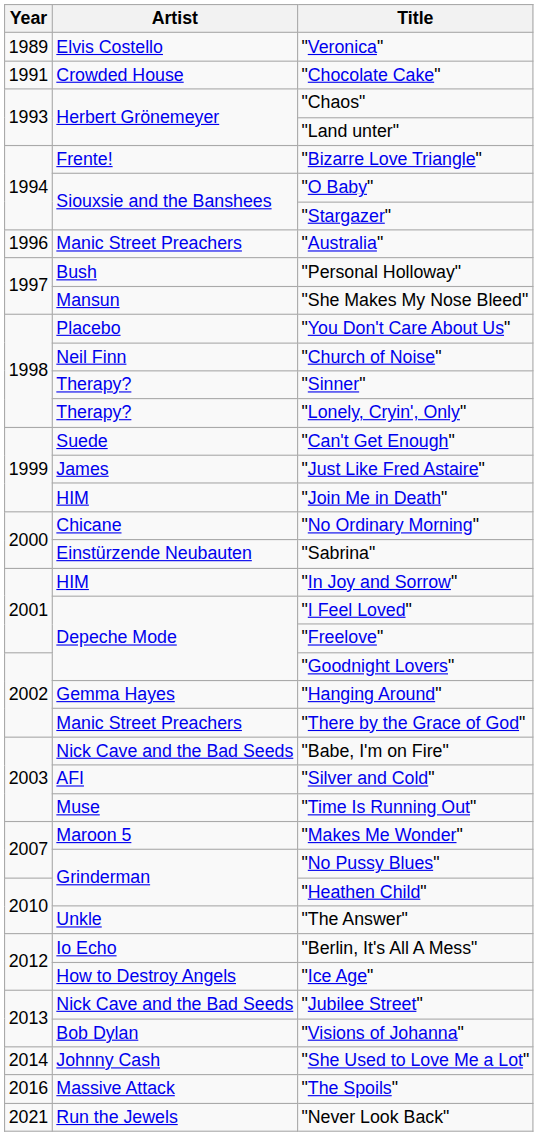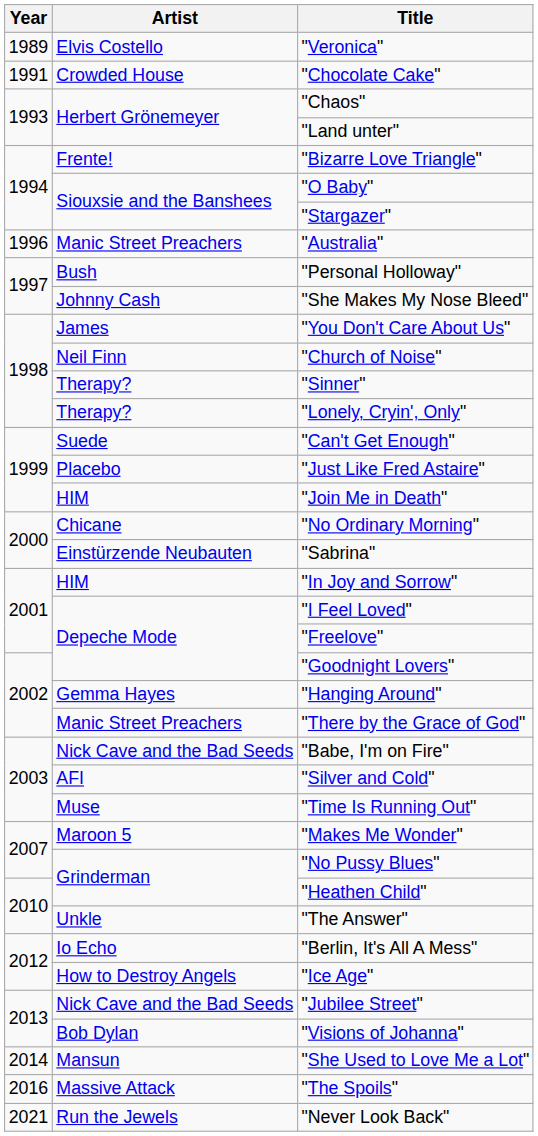(88, 300) Mansun -> (108, 300) Johnny Cash
(88, 328) Placebo -> (82, 328) James
(82, 469) James -> (88, 469) Placebo
(108, 1060) Johnny Cash -> (88, 1060) Mansun
